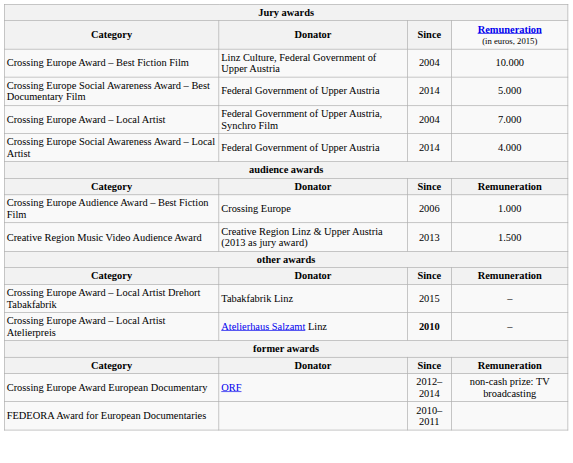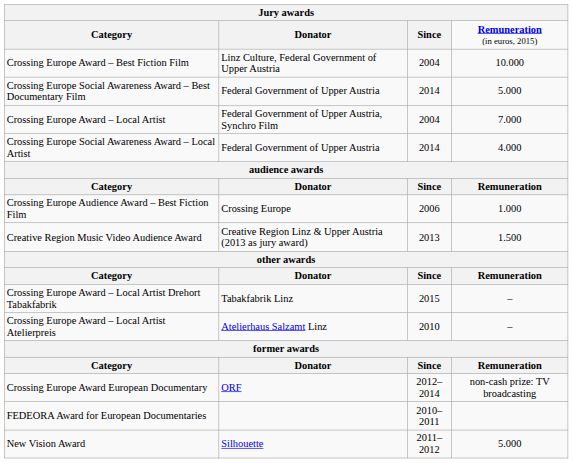(429, 326) bold -> (429, 326) normal
+ row: (46, 444)
